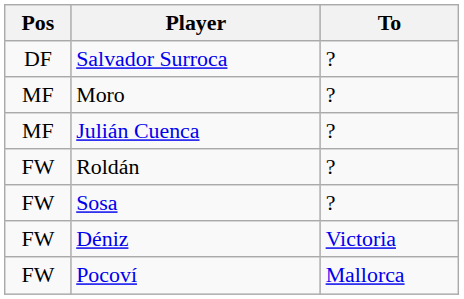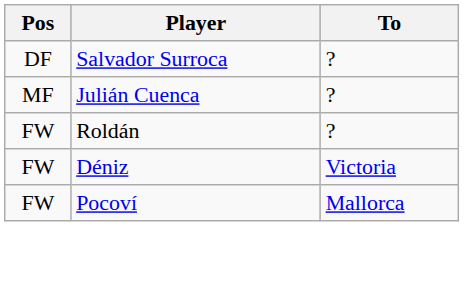- row: (101, 94)
- row: (97, 203)
